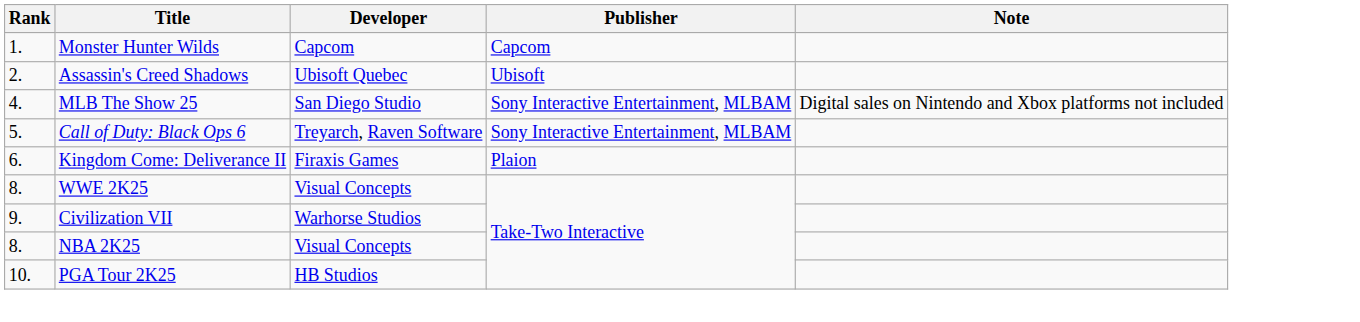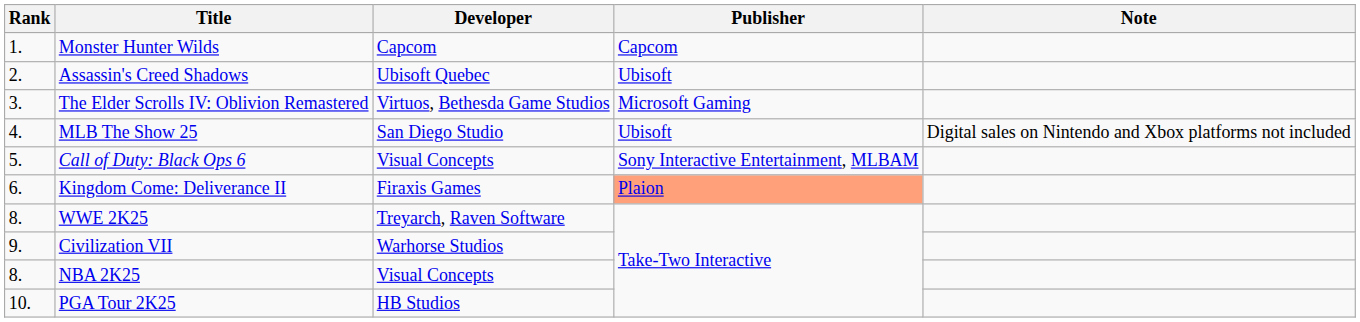+ row: (214, 103)
(641, 103) Sony Interactive Entertainment, MLBAM -> (645, 132) Ubisoft
(388, 132) Treyarch, Raven Software -> (435, 160) Visual Concepts
(514, 160) no background -> (641, 189) lightsalmon background
(353, 189) Visual Concepts -> (471, 217) Treyarch, Raven Software
